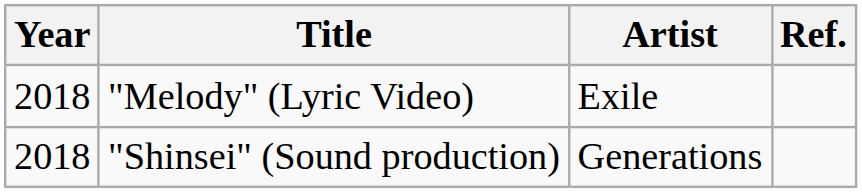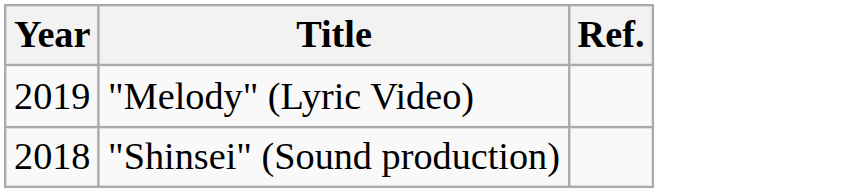- column: (670, 34)
(52, 95) 2018 -> (52, 95) 2019
